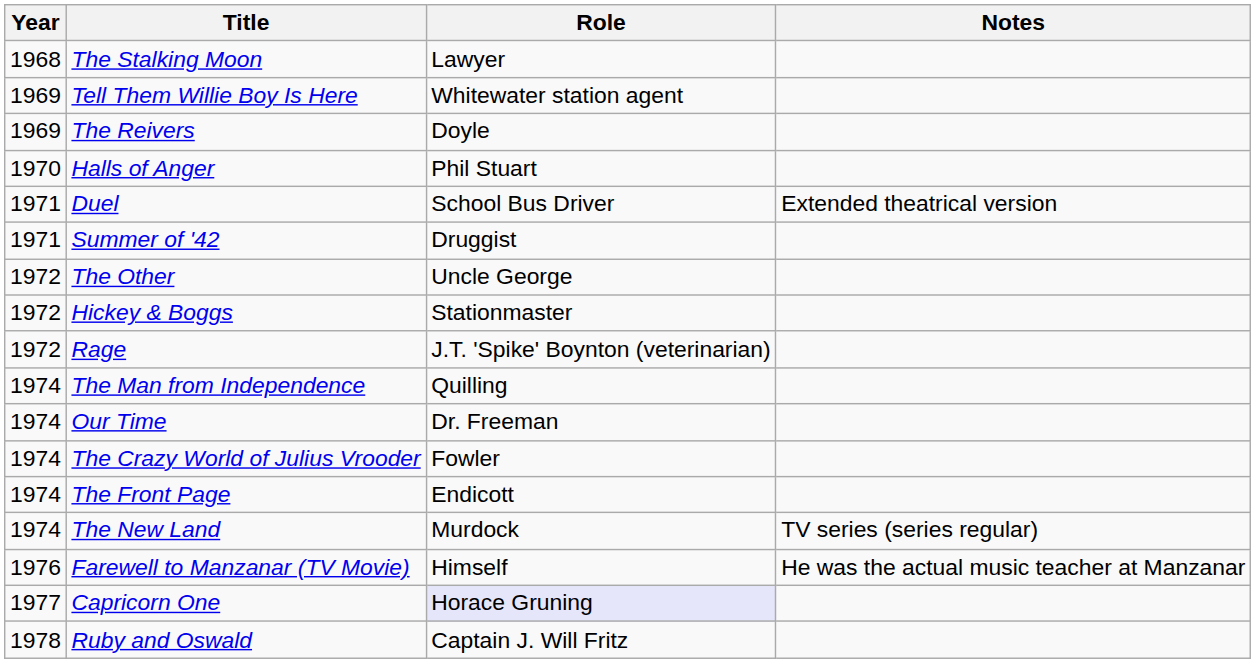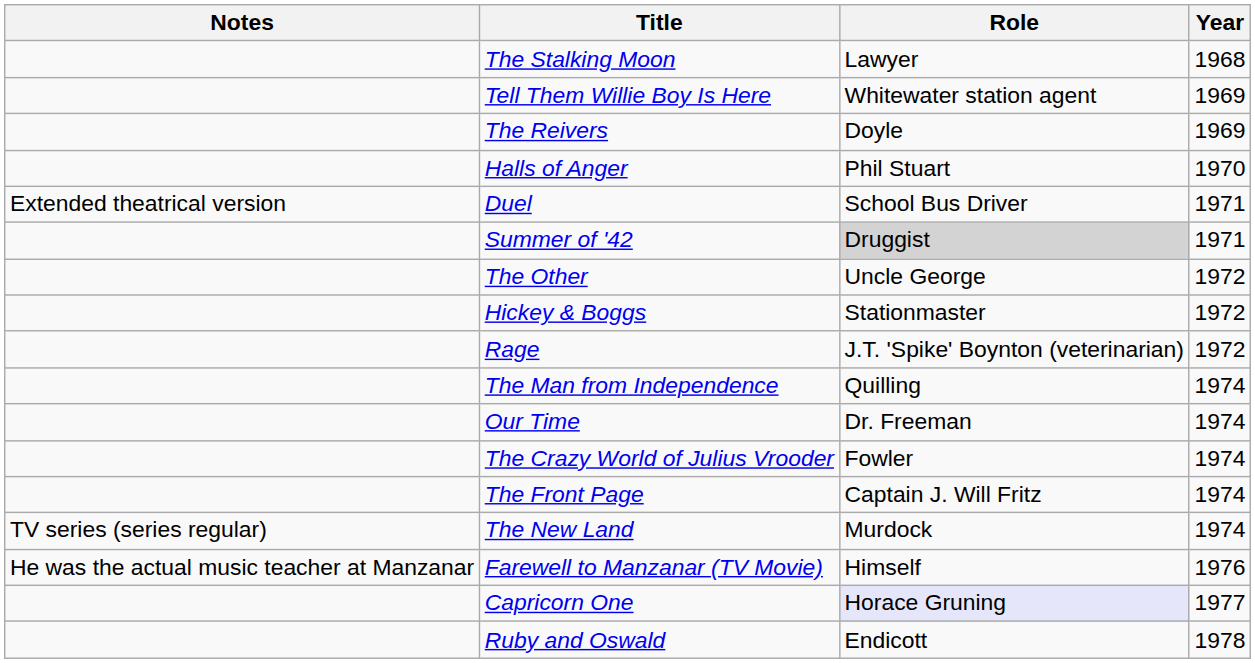columns swapped: (35, 22) <-> (1013, 22)
(474, 240) no background -> (887, 240) lightgrey background
(473, 494) Endicott -> (943, 494) Captain J. Will Fritz
(530, 639) Captain J. Will Fritz -> (886, 639) Endicott
